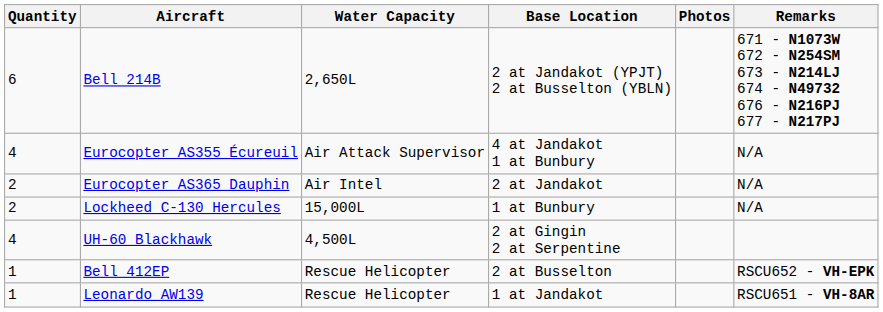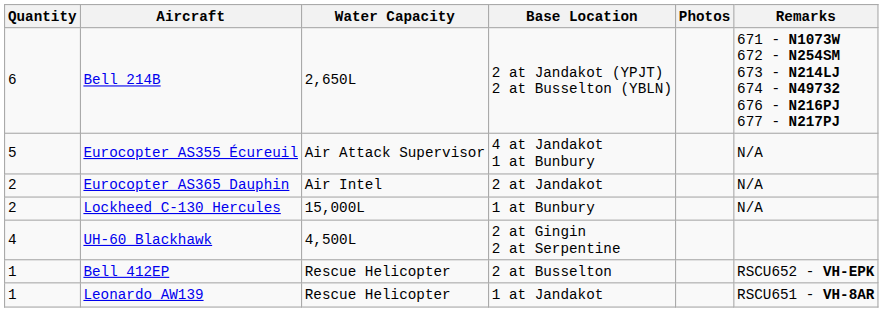(12, 154) 4 -> (12, 154) 5
